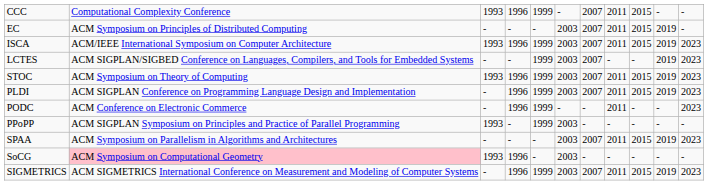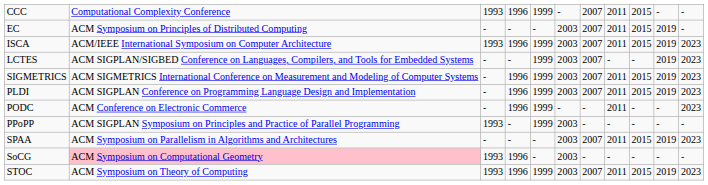rows swapped: (37, 172) <-> (19, 76)
